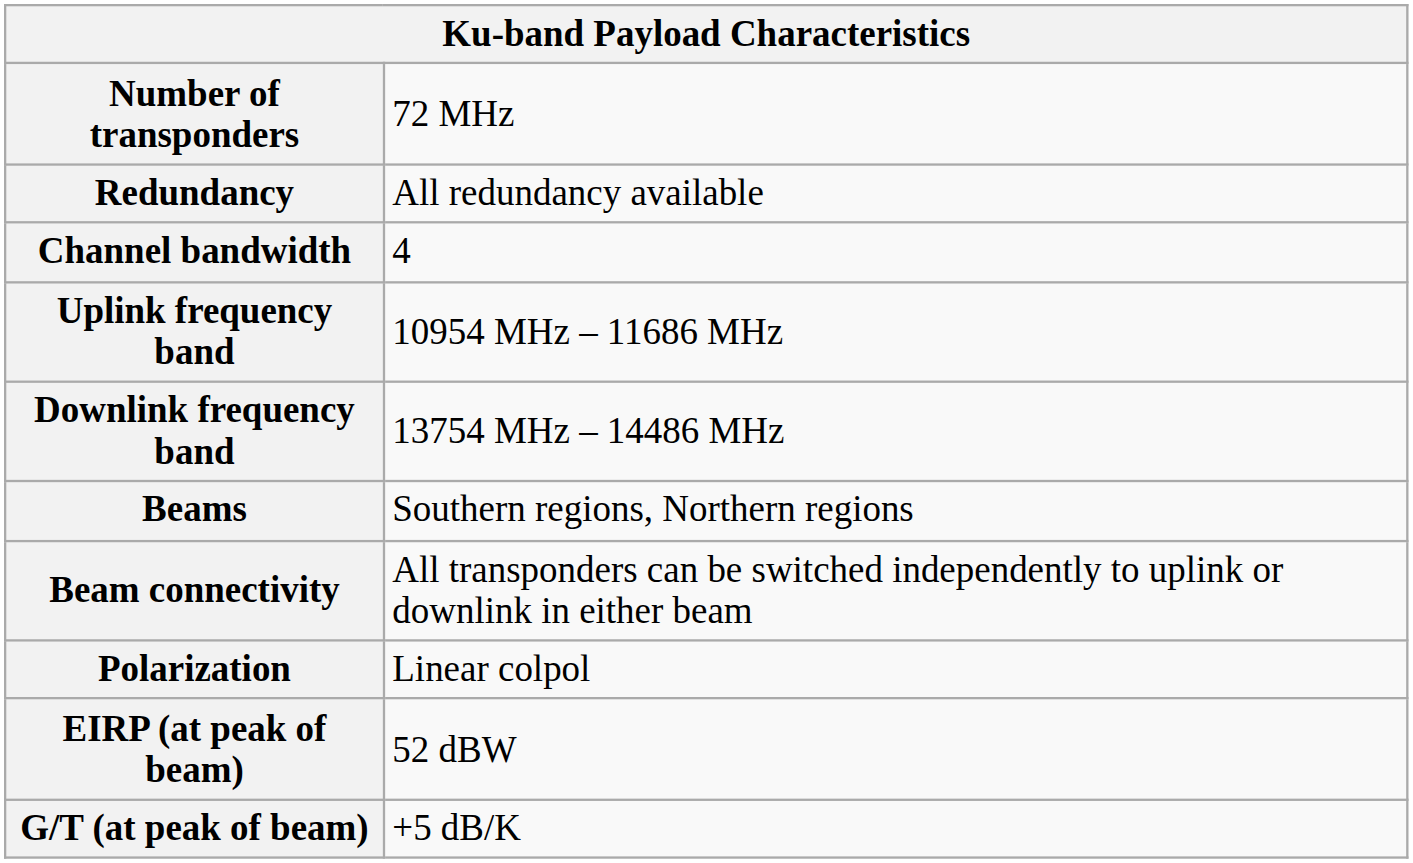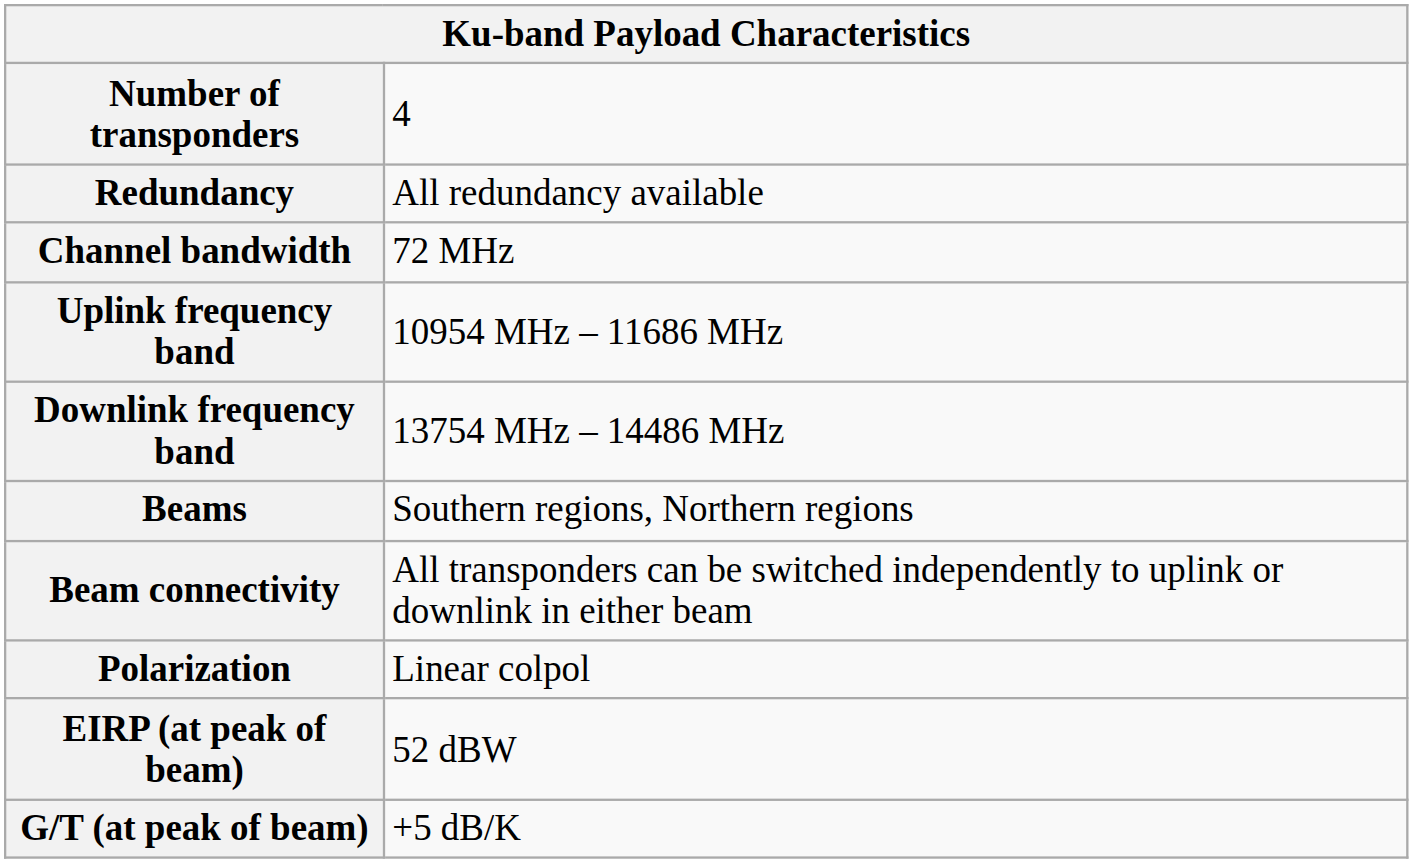(453, 113) 72 MHz -> (402, 113) 4
(402, 251) 4 -> (453, 251) 72 MHz
